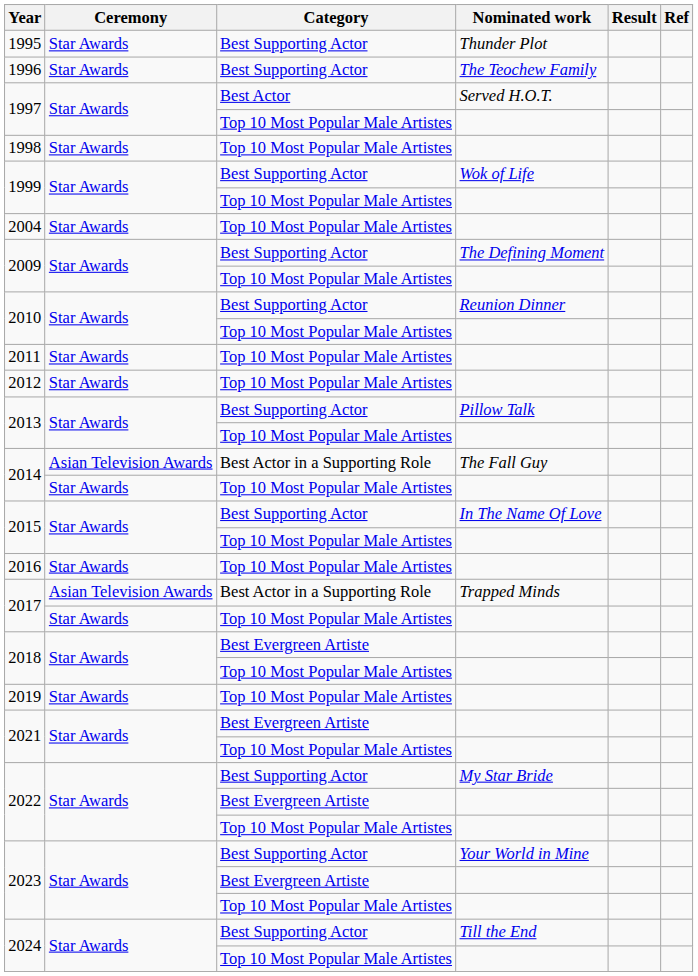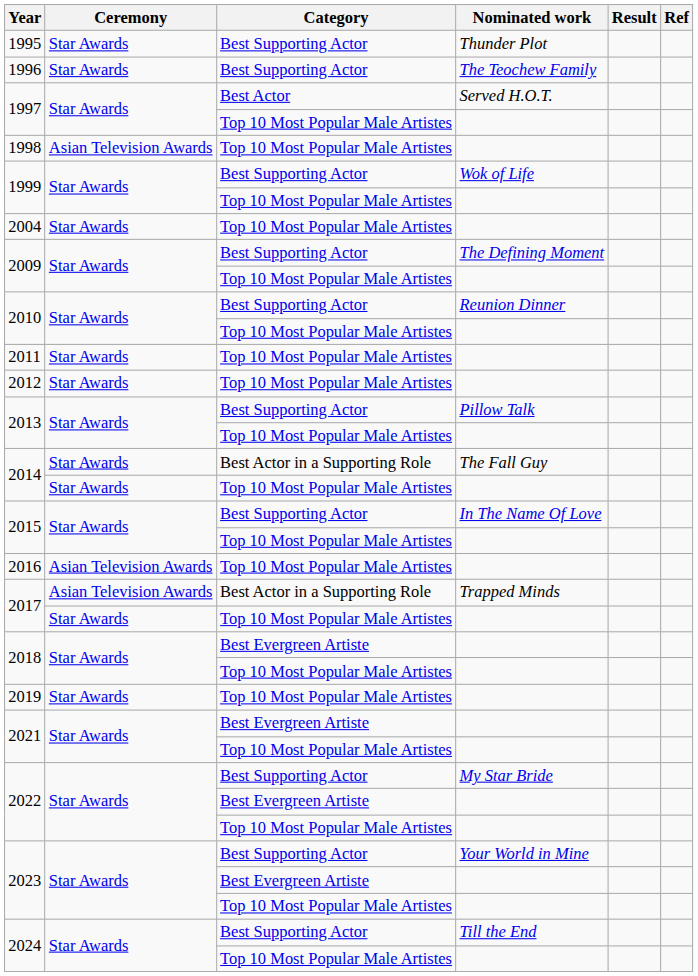(89, 148) Star Awards -> (131, 148) Asian Television Awards
(131, 461) Asian Television Awards -> (89, 461) Star Awards
(89, 566) Star Awards -> (131, 566) Asian Television Awards
